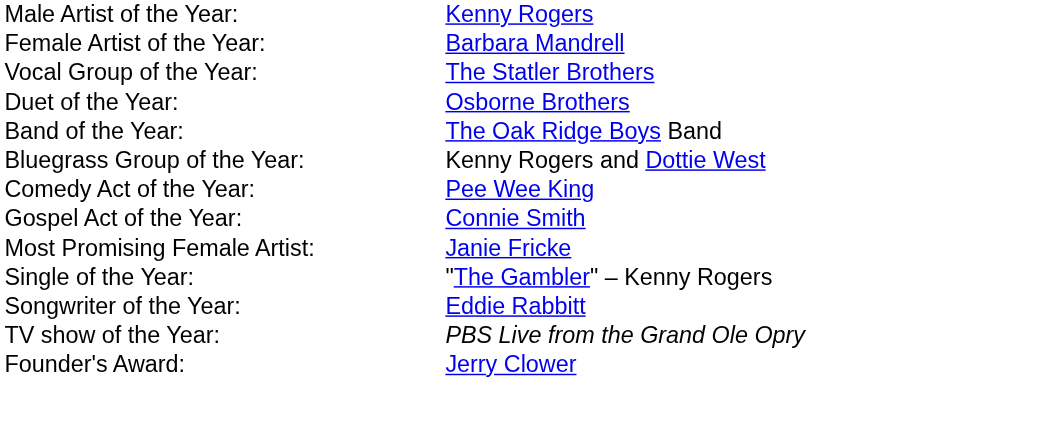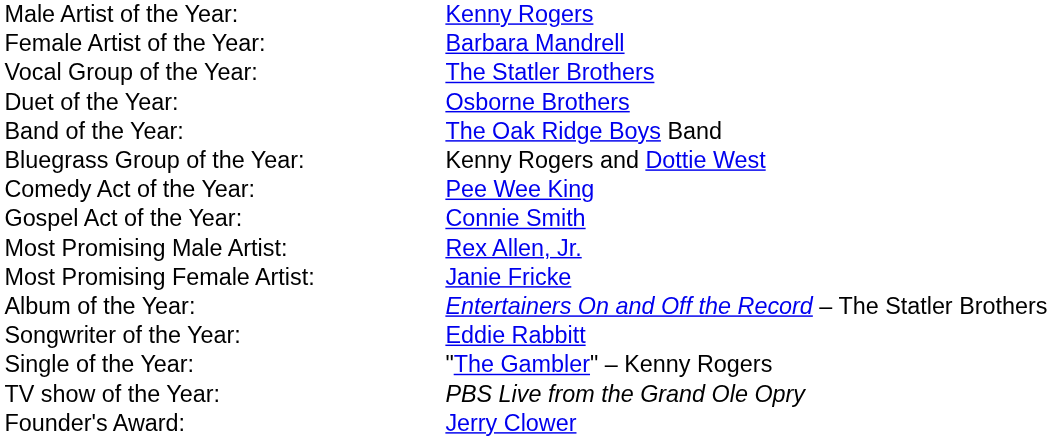+ row: (146, 247)
+ row: (100, 306)
rows swapped: (99, 277) <-> (123, 306)
